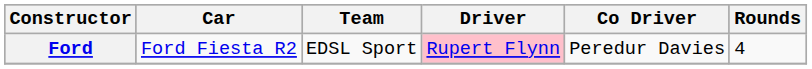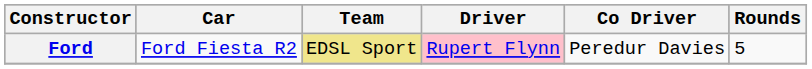(362, 49) no background -> (362, 49) khaki background
(740, 49) 4 -> (740, 49) 5
